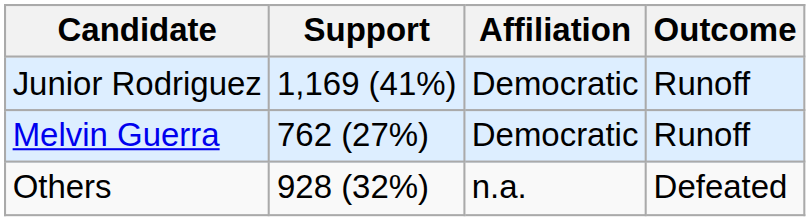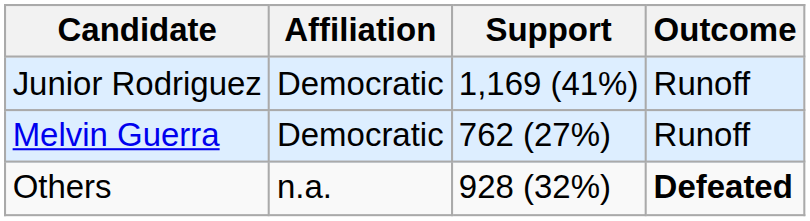columns swapped: (555, 30) <-> (367, 30)
(720, 187) normal -> (723, 187) bold
